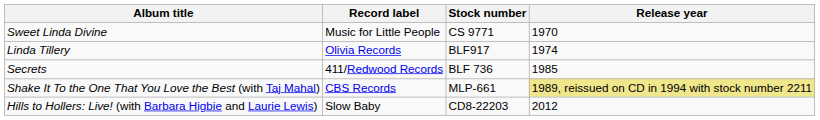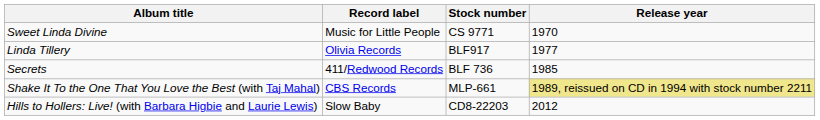(545, 50) 1974 -> (545, 50) 1977
